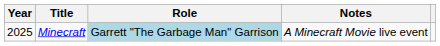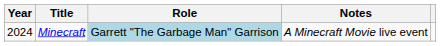(20, 31) 2025 -> (20, 31) 2024
